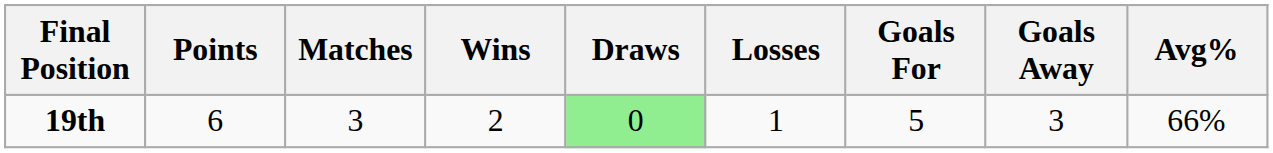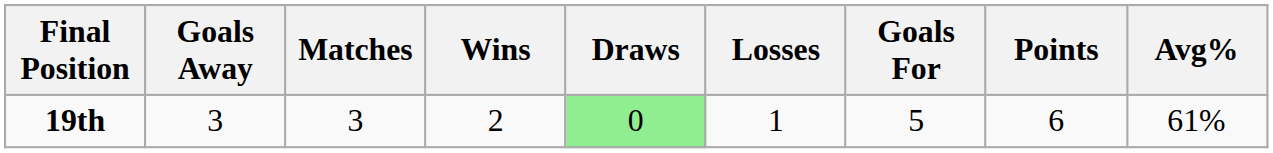columns swapped: (215, 49) <-> (1056, 49)
(1196, 120) 66% -> (1196, 120) 61%
